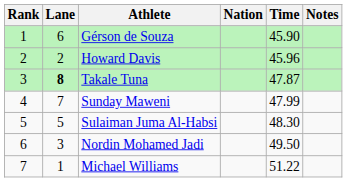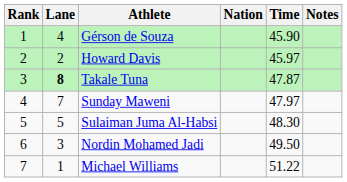(60, 36) 6 -> (60, 36) 4
(284, 58) 45.96 -> (284, 58) 45.97
(284, 101) 47.99 -> (284, 101) 47.97
